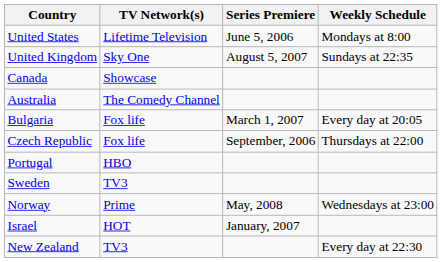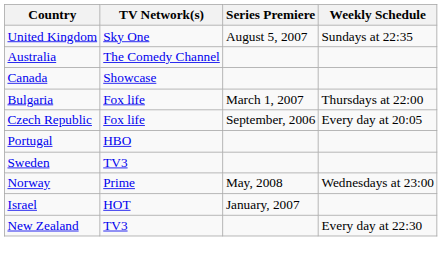- row: (43, 36)
rows swapped: (32, 99) <-> (27, 78)
(372, 120) Every day at 20:05 -> (372, 99) Thursdays at 22:00
(372, 141) Thursdays at 22:00 -> (372, 120) Every day at 20:05
